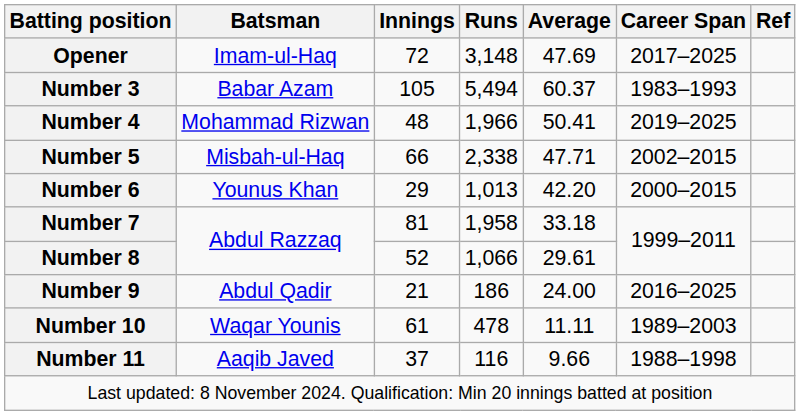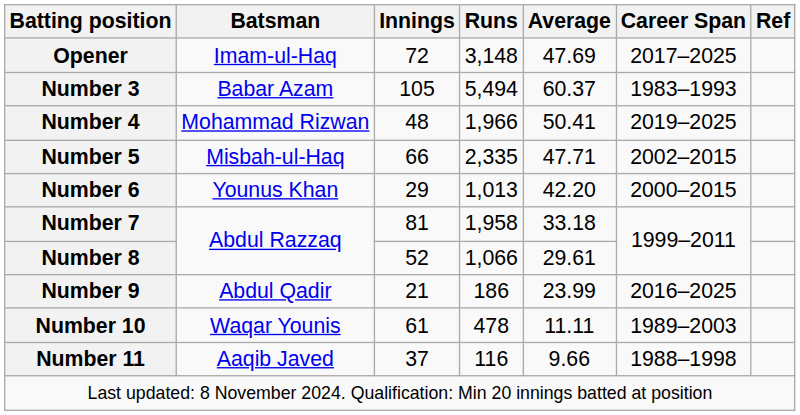(491, 156) 2,338 -> (491, 156) 2,335
(569, 291) 24.00 -> (569, 291) 23.99
